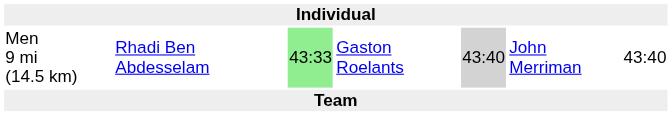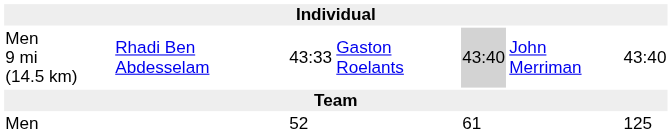(311, 57) lightgreen background -> (311, 57) no background
+ row: (22, 123)
